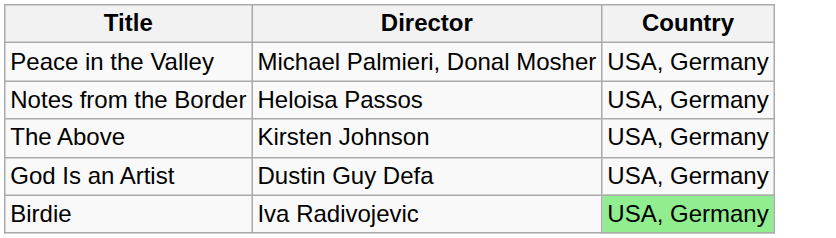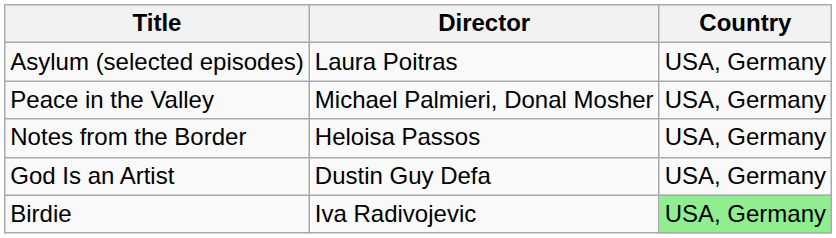+ row: (157, 61)
- row: (68, 137)
